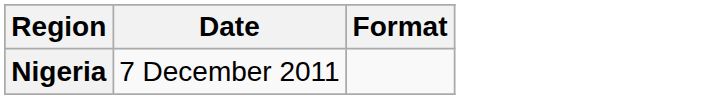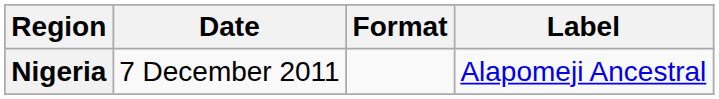+ column: (583, 26)
